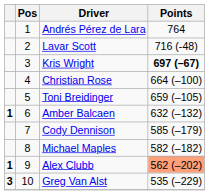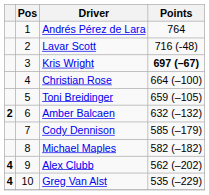(10, 114) 1 -> (10, 114) 2
(10, 165) 1 -> (10, 165) 4
(176, 165) lightsalmon background -> (176, 165) no background
(10, 181) 3 -> (10, 181) 4
